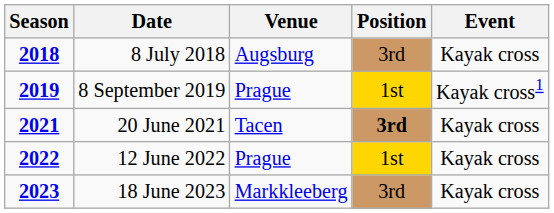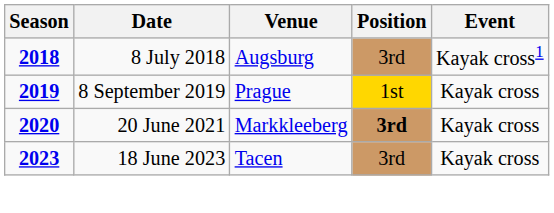(490, 54) Kayak cross -> (490, 56) Kayak cross1
(490, 90) Kayak cross1 -> (490, 92) Kayak cross
(39, 125) 2021 -> (39, 125) 2020
(259, 125) Tacen -> (291, 125) Markkleeberg
- row: (171, 158)
(291, 192) Markkleeberg -> (259, 158) Tacen
